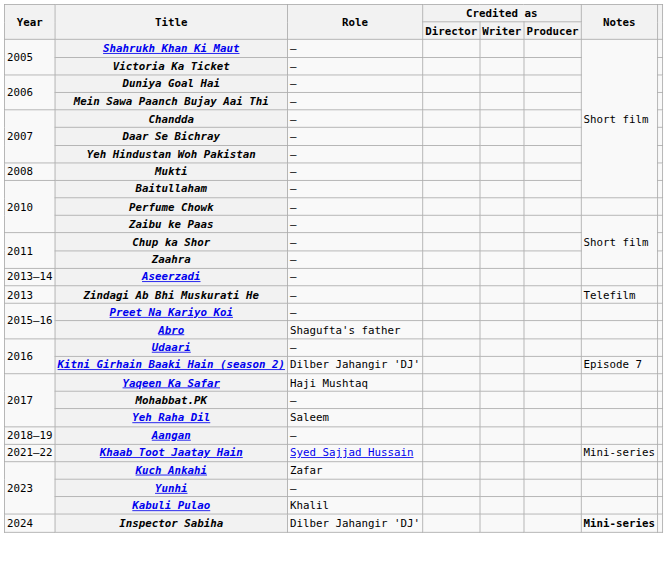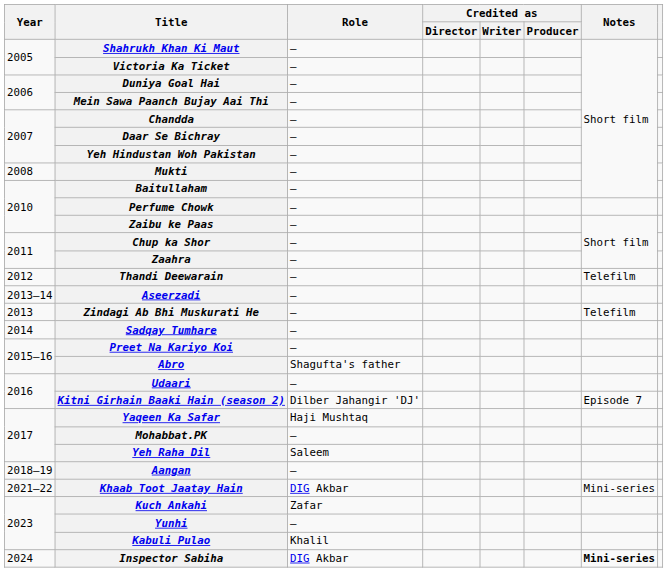+ row: (171, 277)
+ row: (171, 330)
(352, 453) Syed Sajjad Hussain -> (319, 488) DIG Akbar
(355, 523) Dilber Jahangir 'DJ' -> (319, 558) DIG Akbar
